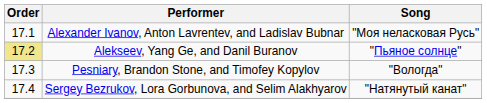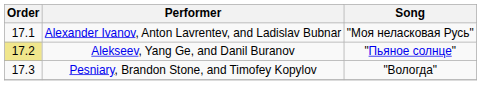- row: (196, 88)
